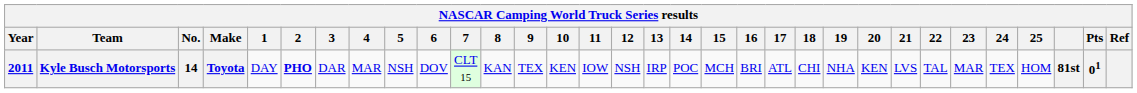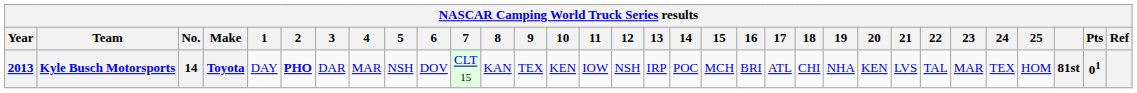(21, 68) 2011 -> (21, 68) 2013
